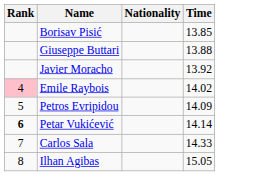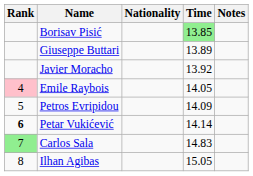+ column: (231, 13)
(199, 32) no background -> (199, 32) lightgreen background
(199, 50) 13.88 -> (199, 50) 13.89
(199, 87) 14.02 -> (199, 87) 14.05
(21, 143) no background -> (21, 143) lightgreen background
(199, 143) 14.33 -> (199, 143) 14.83
